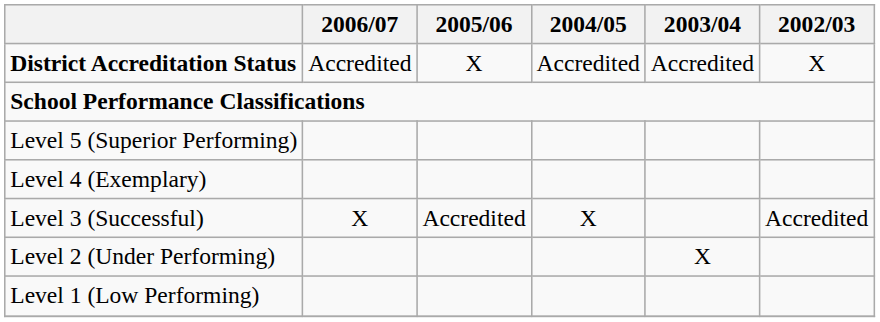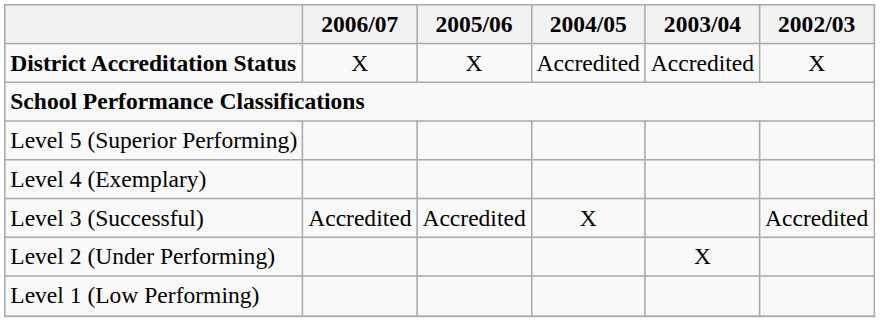(360, 62) Accredited -> (360, 62) X
(360, 218) X -> (360, 218) Accredited
